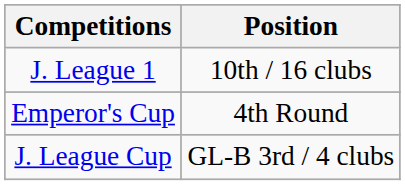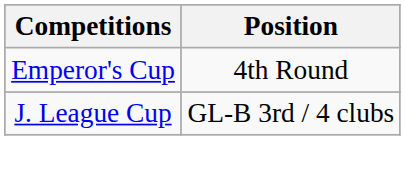- row: (93, 69)
